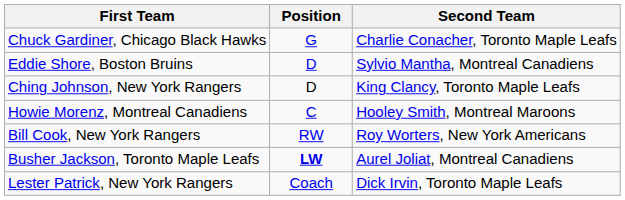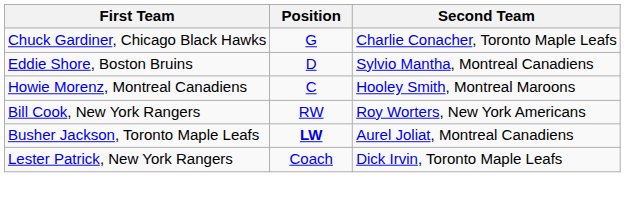- row: (125, 87)
